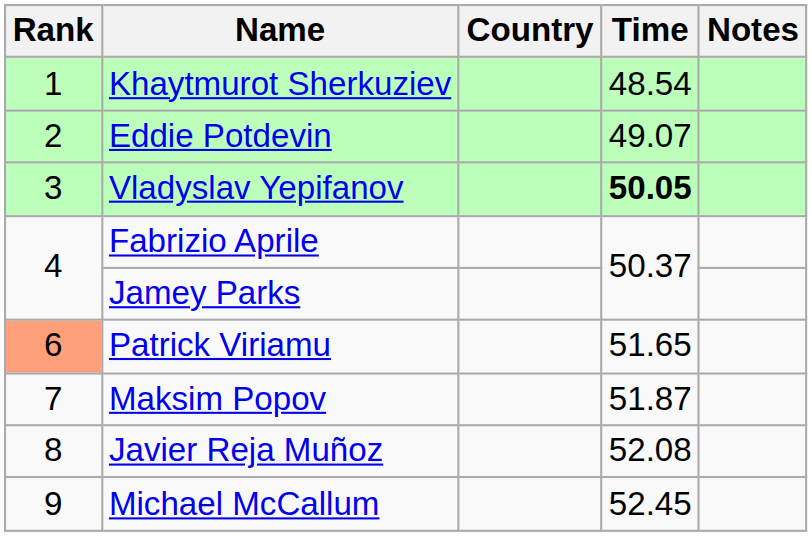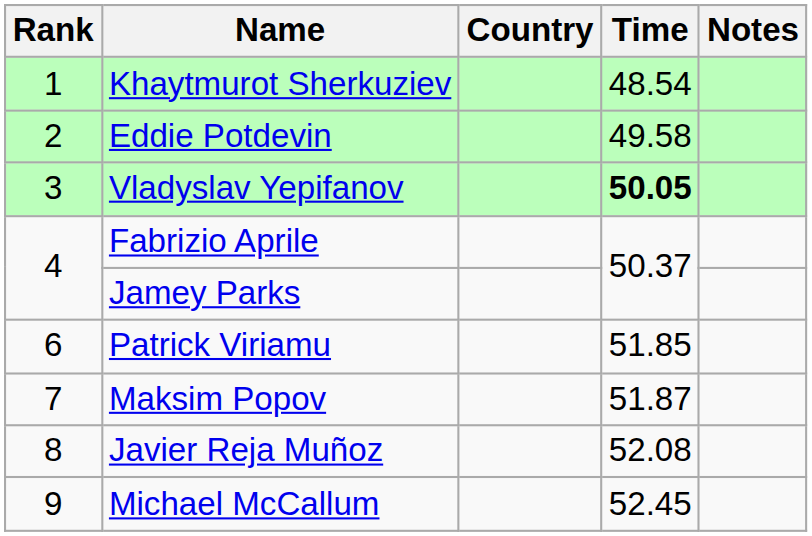(650, 135) 49.07 -> (650, 135) 49.58
(53, 345) lightsalmon background -> (53, 345) no background
(650, 345) 51.65 -> (650, 345) 51.85
